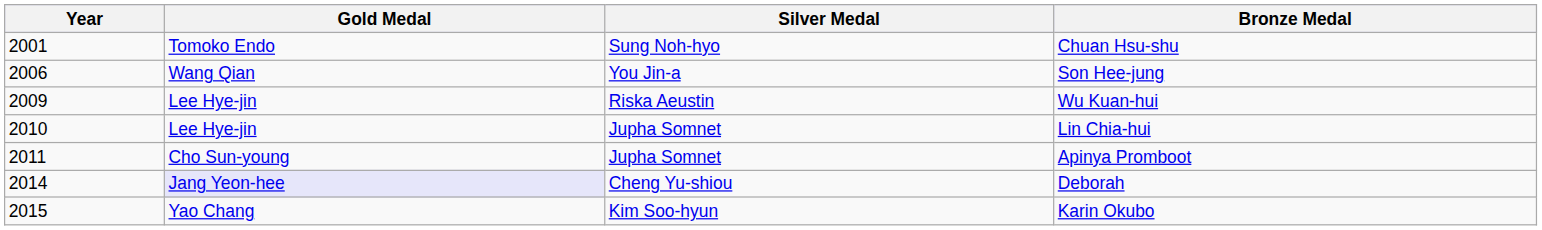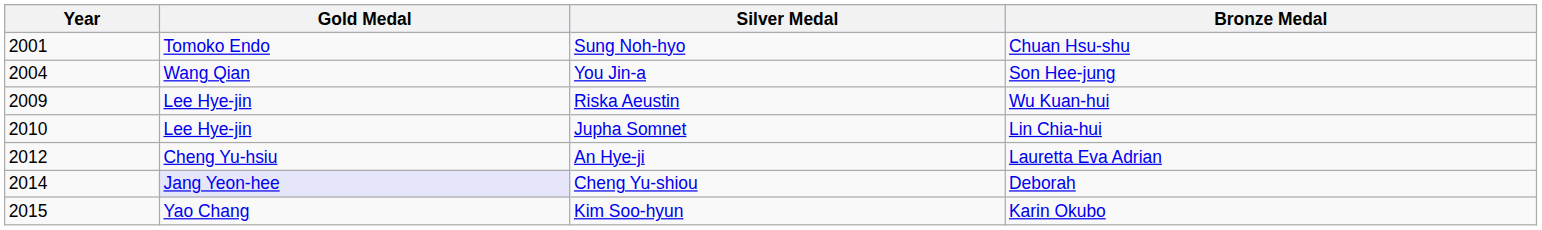(28, 74) 2006 -> (28, 74) 2004
- row: (1125, 156)
+ row: (1085, 156)
